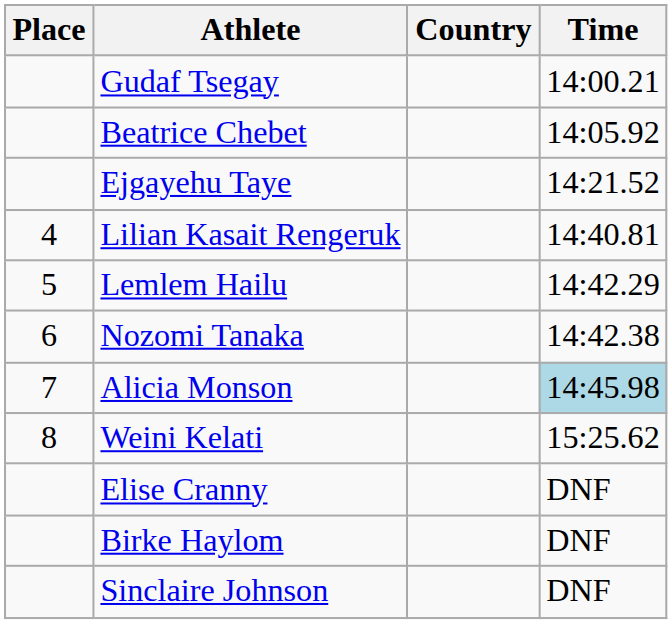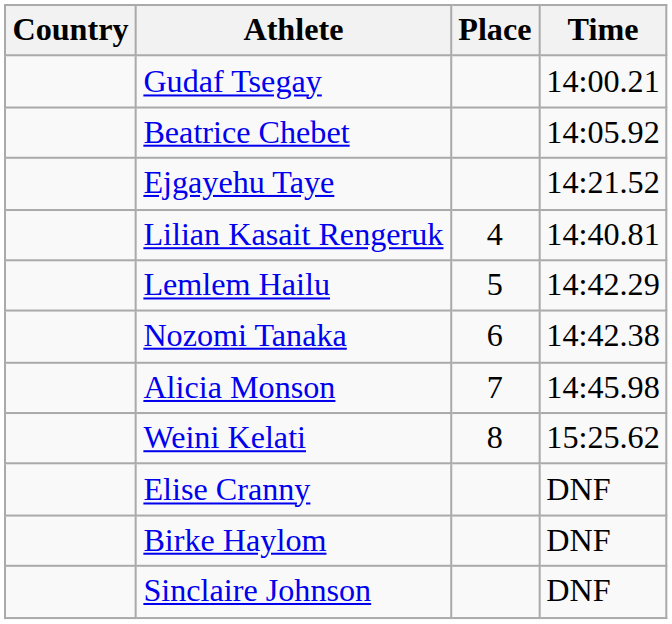columns swapped: (49, 30) <-> (473, 30)
(603, 387) lightblue background -> (603, 387) no background
